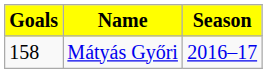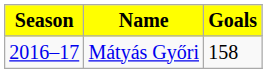columns swapped: (222, 20) <-> (34, 20)
